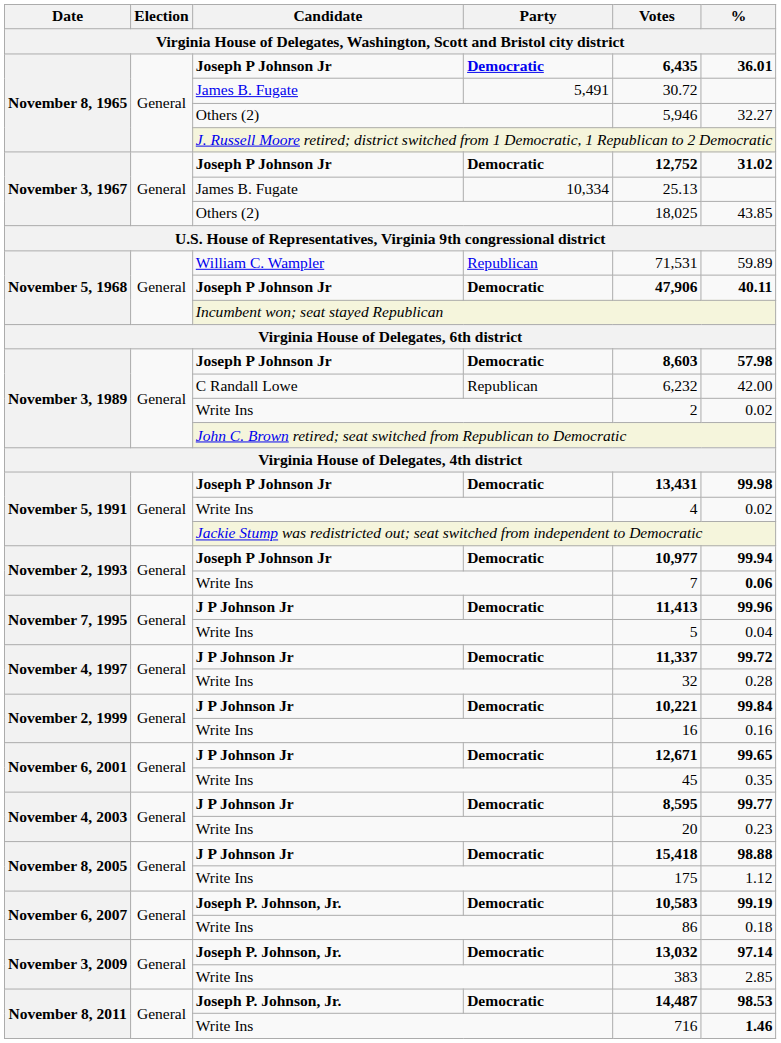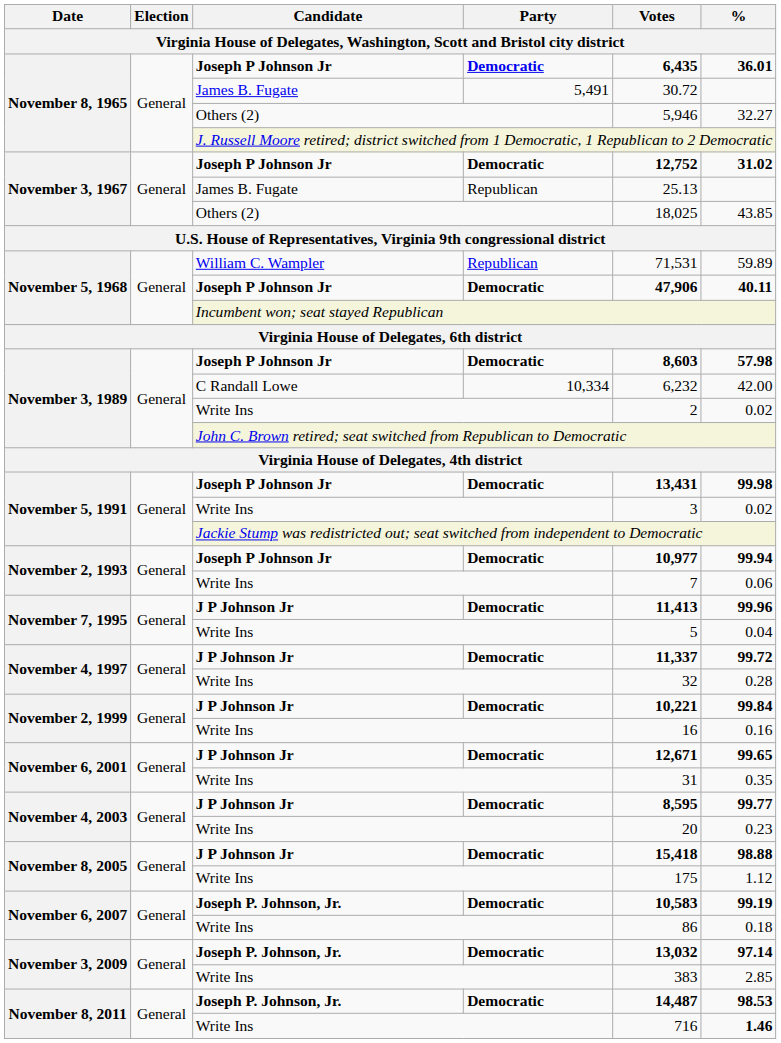(588, 189) 10,334 -> (502, 189) Republican
(502, 386) Republican -> (588, 386) 10,334
(694, 509) 4 -> (694, 509) 3
(759, 582) bold -> (759, 582) normal
(690, 779) 45 -> (690, 779) 31
